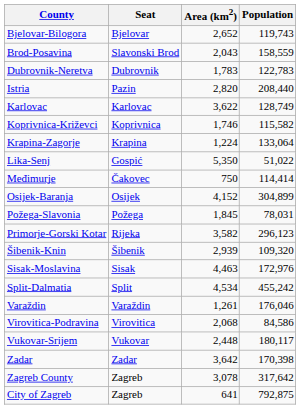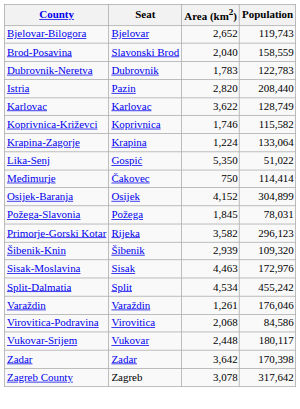(225, 52) 2,043 -> (225, 52) 2,040
- row: (39, 395)
